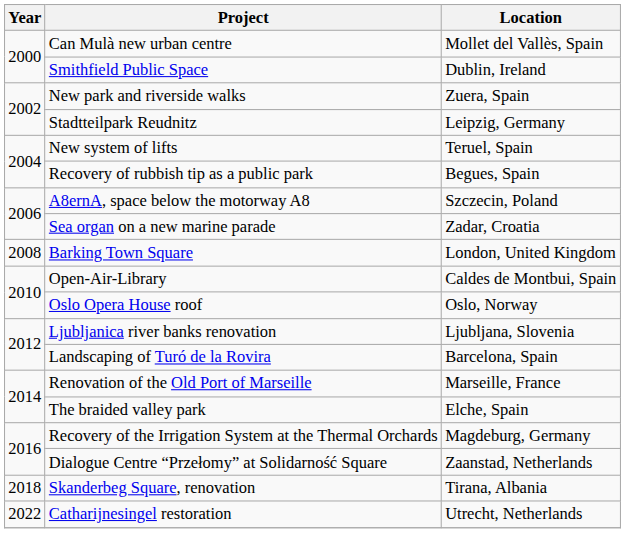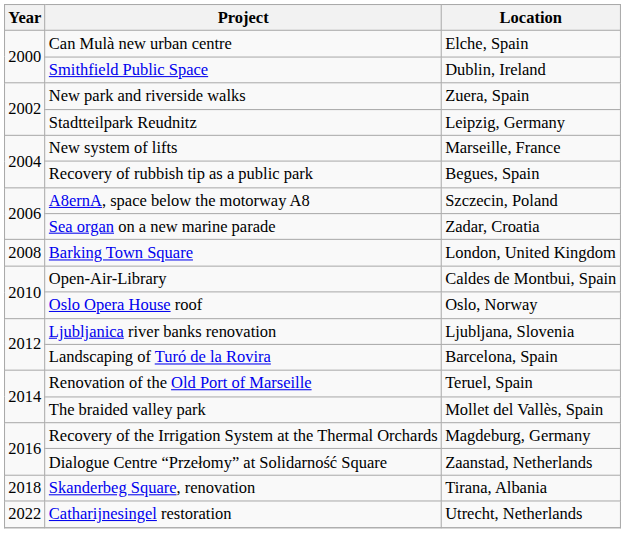(524, 43) Mollet del Vallès, Spain -> (487, 43) Elche, Spain
(489, 148) Teruel, Spain -> (503, 148) Marseille, France
(503, 383) Marseille, France -> (489, 383) Teruel, Spain
(487, 409) Elche, Spain -> (524, 409) Mollet del Vallès, Spain
